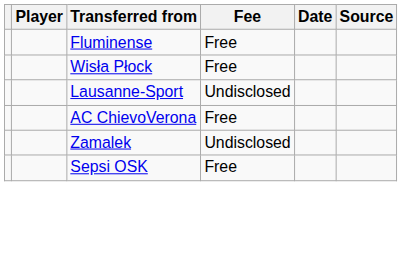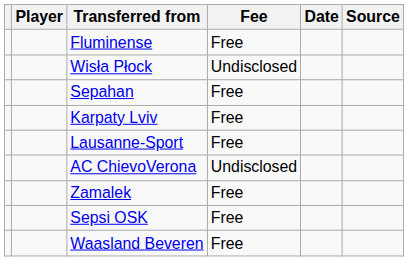(221, 67) Free -> (254, 67) Undisclosed
+ row: (102, 92)
+ row: (114, 117)
(248, 92) Undisclosed -> (227, 142) Free
(221, 117) Free -> (254, 167) Undisclosed
(248, 142) Undisclosed -> (227, 192) Free
+ row: (137, 243)
